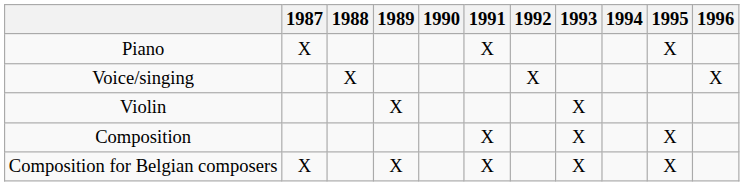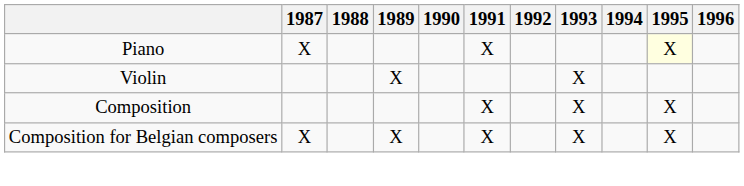(670, 48) no background -> (670, 48) lightyellow background
- row: (143, 78)
